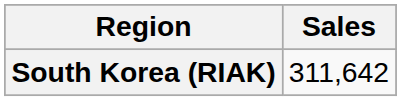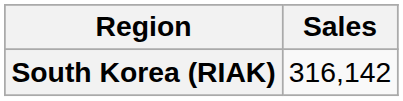(339, 71) 311,642 -> (340, 71) 316,142
